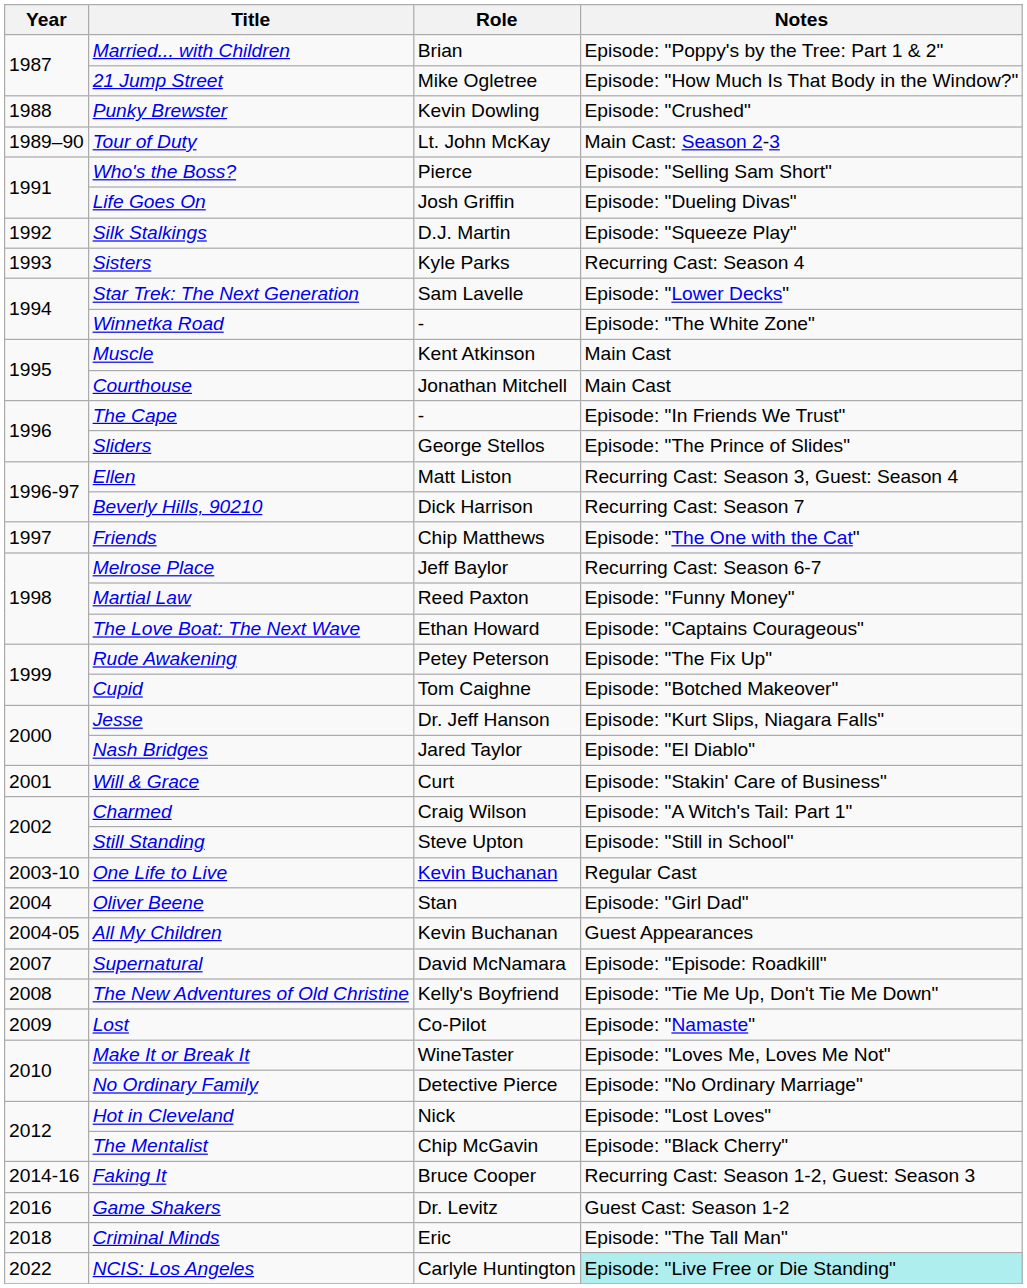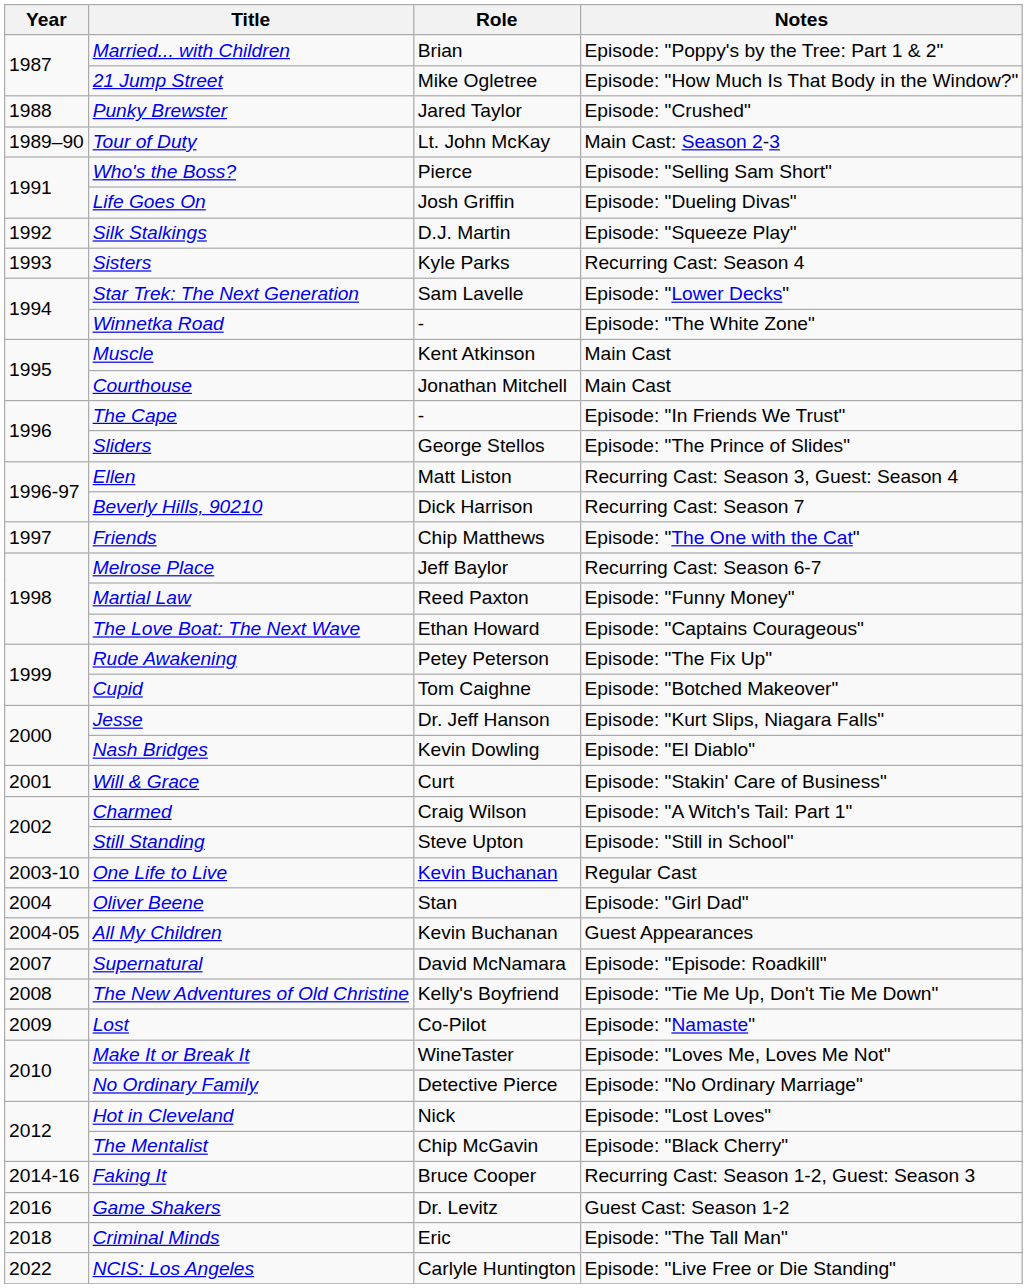(479, 111) Kevin Dowling -> (470, 111) Jared Taylor
(470, 750) Jared Taylor -> (479, 750) Kevin Dowling
(740, 1268) paleturquoise background -> (740, 1268) no background
